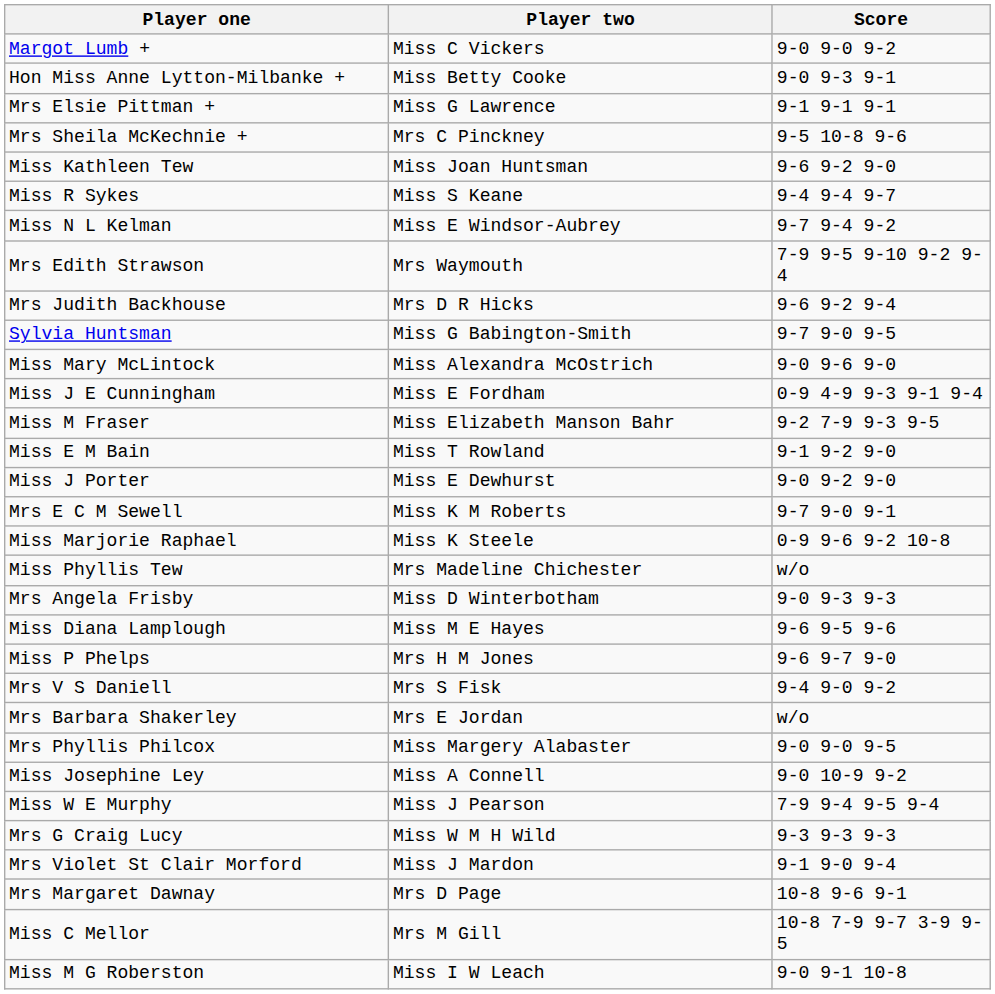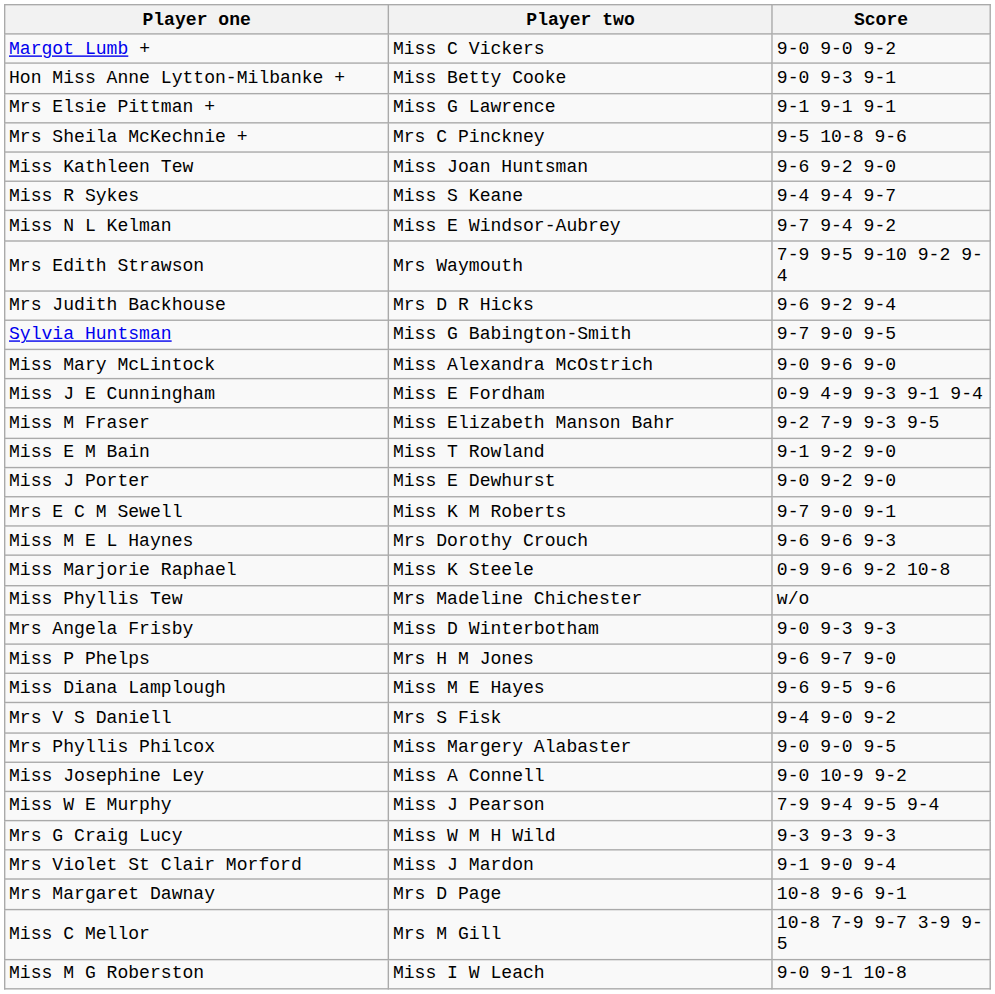+ row: (101, 541)
rows swapped: (79, 659) <-> (117, 629)
- row: (123, 718)
